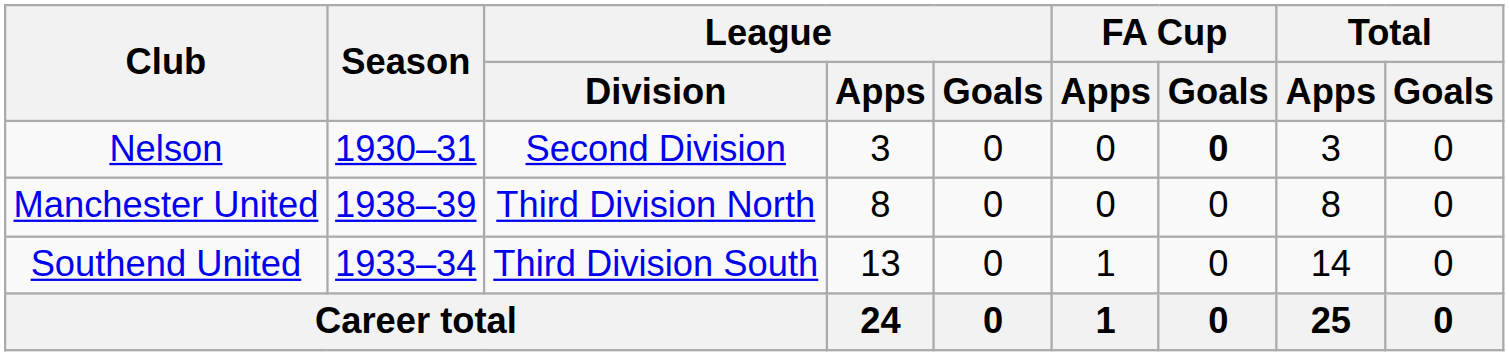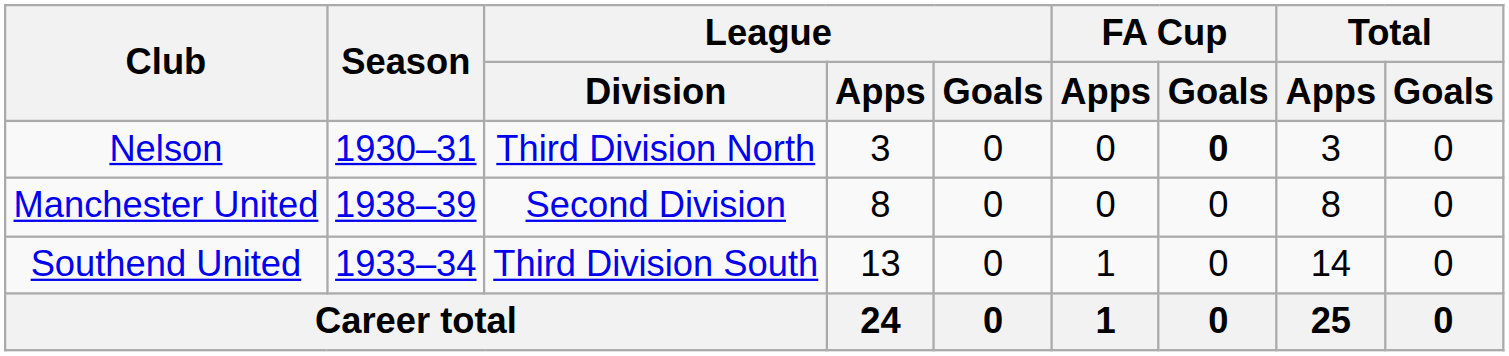(656, 148) Second Division -> (656, 148) Third Division North
(656, 206) Third Division North -> (656, 206) Second Division
